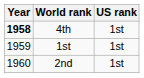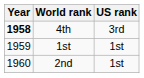(117, 30) 1st -> (117, 30) 3rd
